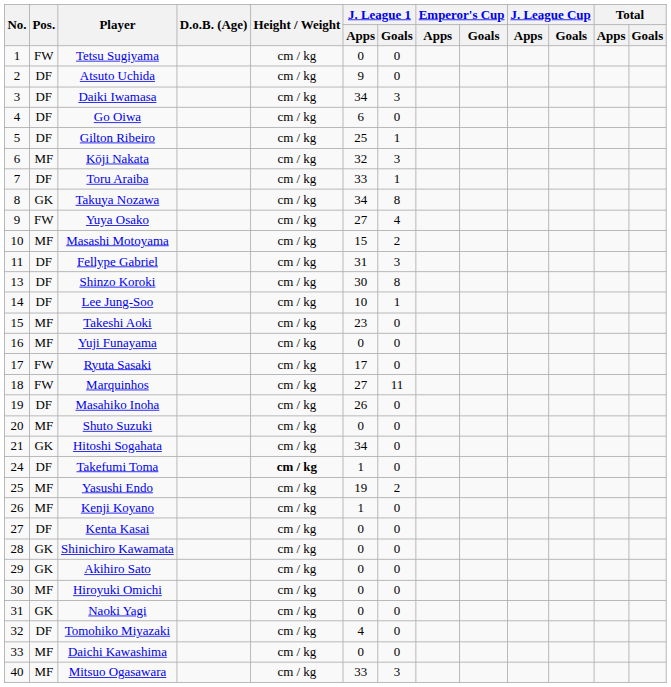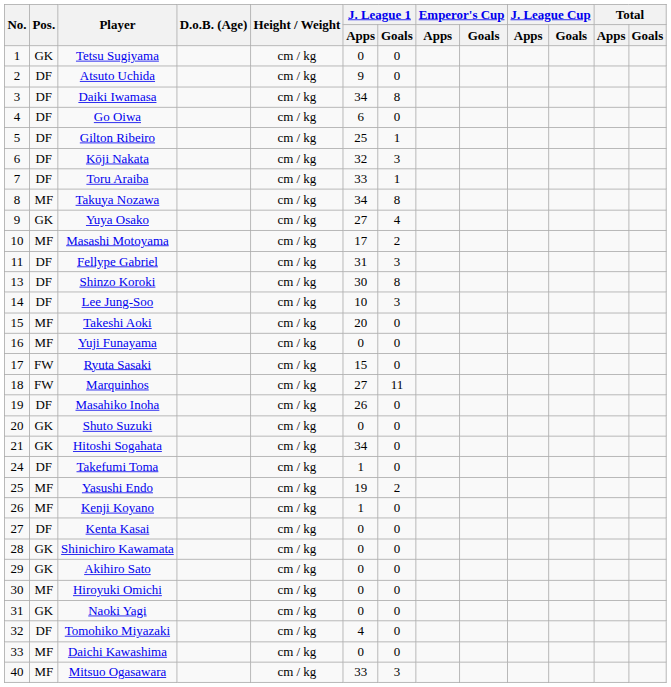(44, 55) FW -> (44, 55) GK
(397, 96) 3 -> (397, 96) 8
(44, 158) MF -> (44, 158) DF
(44, 199) GK -> (44, 199) MF
(44, 220) FW -> (44, 220) GK
(361, 240) 15 -> (361, 240) 17
(397, 302) 1 -> (397, 302) 3
(361, 323) 23 -> (361, 323) 20
(361, 364) 17 -> (361, 364) 15
(44, 425) MF -> (44, 425) GK
(297, 466) bold -> (297, 466) normal
